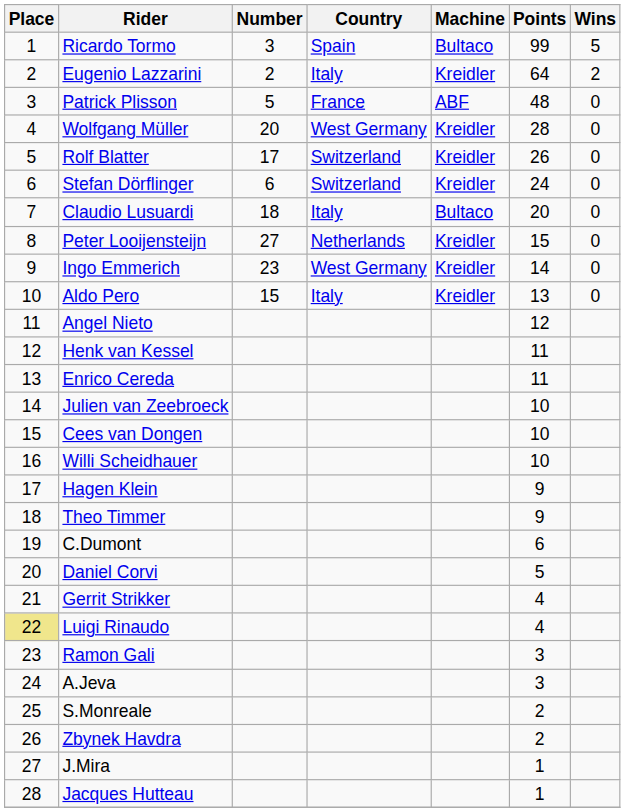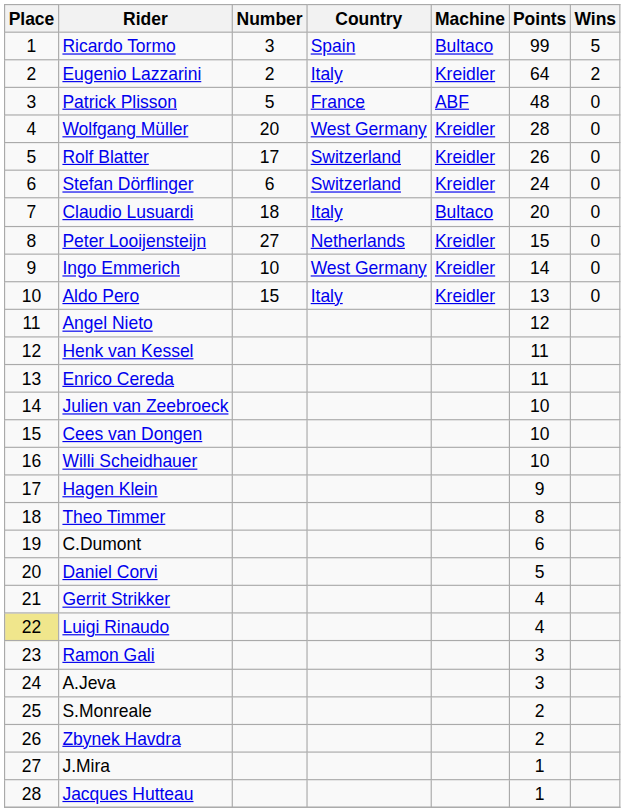(270, 268) 23 -> (270, 268) 10
(540, 517) 9 -> (540, 517) 8
